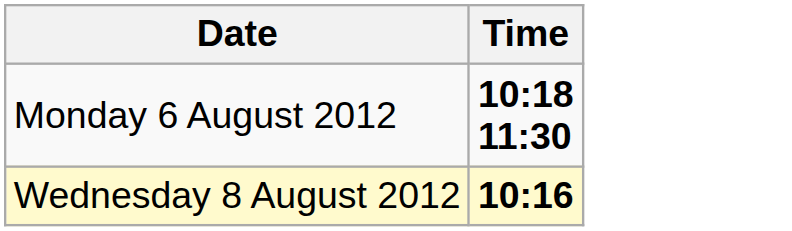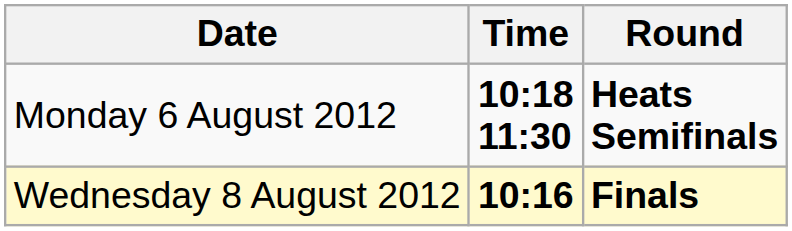+ column: (685, 34)
